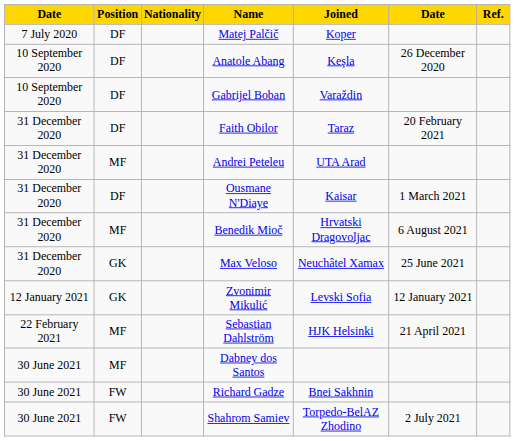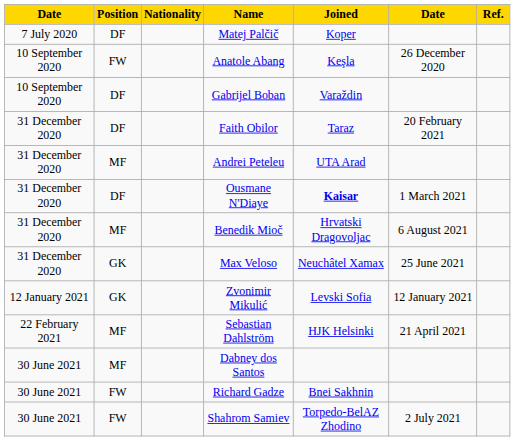(118, 61) DF -> (118, 61) FW
(341, 196) normal -> (341, 196) bold
